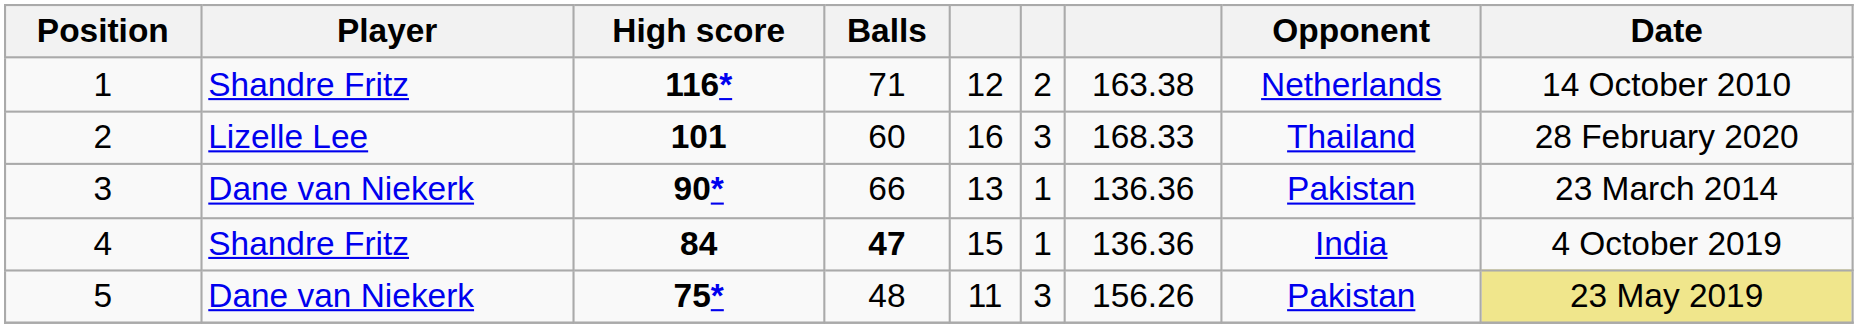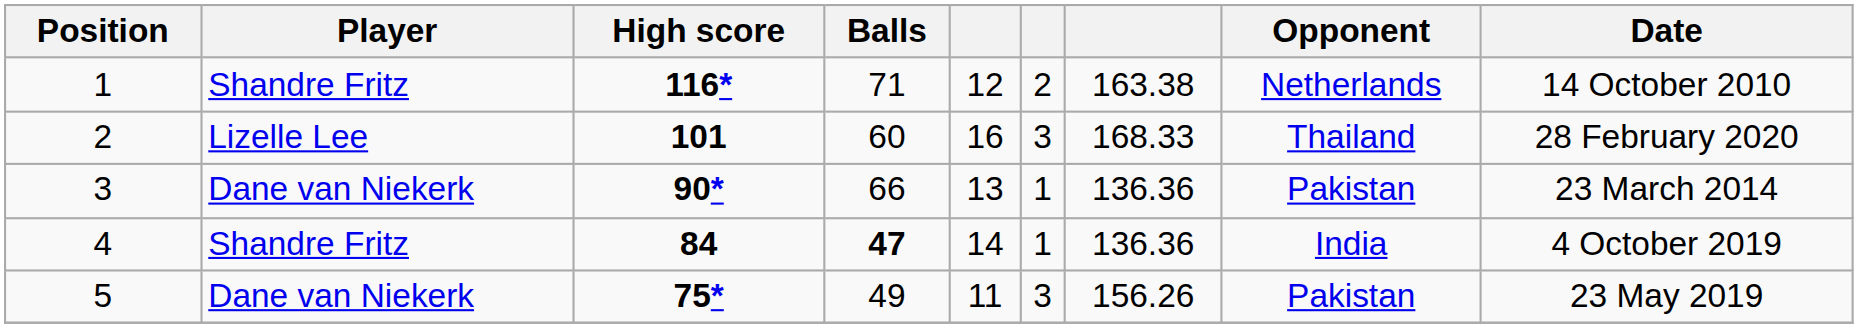(985, 243) 15 -> (985, 243) 14
(887, 296) 48 -> (887, 296) 49
(1667, 296) khaki background -> (1667, 296) no background
